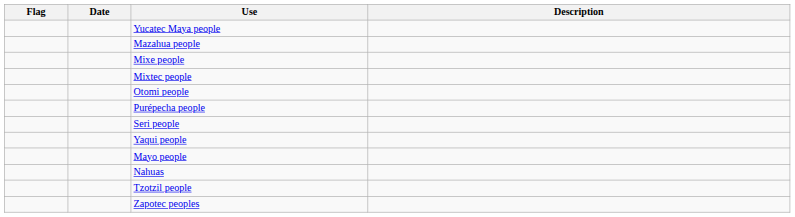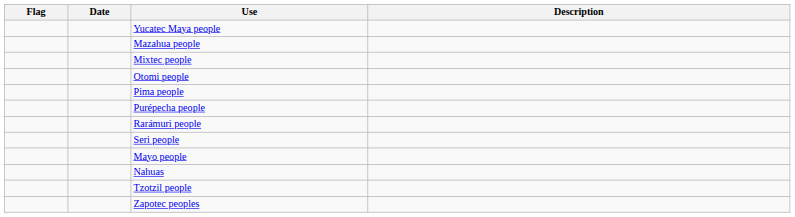- row: (159, 60)
+ row: (159, 92)
+ row: (167, 124)
- row: (160, 140)
